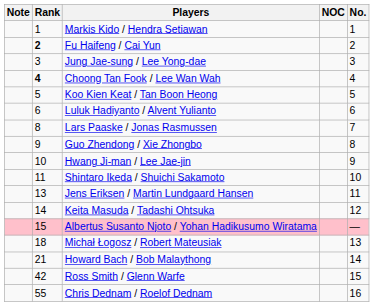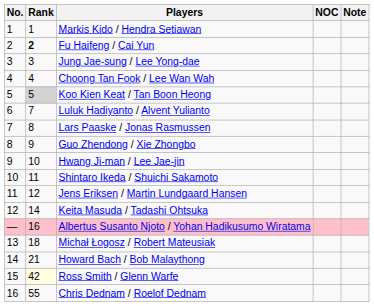columns swapped: (358, 12) <-> (18, 12)
(38, 78) bold -> (31, 78) normal
(38, 95) no background -> (31, 95) lightgrey background
(38, 111) 6 -> (31, 111) 7
(40, 194) 13 -> (34, 194) 12
(40, 227) 15 -> (34, 227) 16
(40, 276) no background -> (34, 276) lightyellow background
